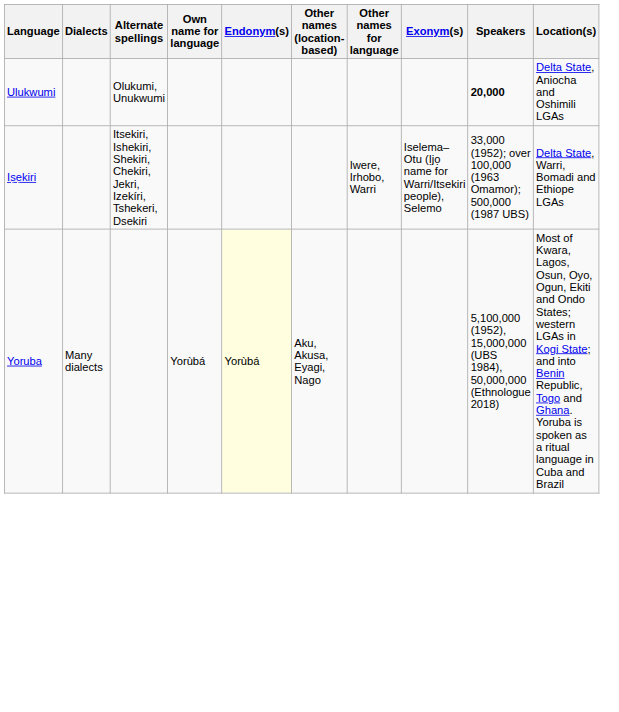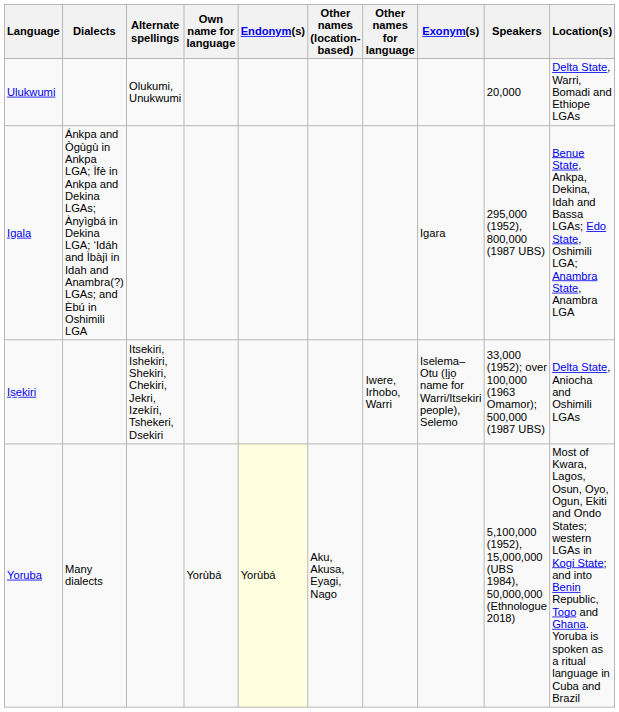(488, 92) bold -> (504, 92) normal
(565, 92) Delta State, Aniocha and Oshimili LGAs -> (582, 92) Delta State, Warri, Bomadi and Ethiope LGAs
+ row: (19, 232)
(566, 177) Delta State, Warri, Bomadi and Ethiope LGAs -> (581, 391) Delta State, Aniocha and Oshimili LGAs
